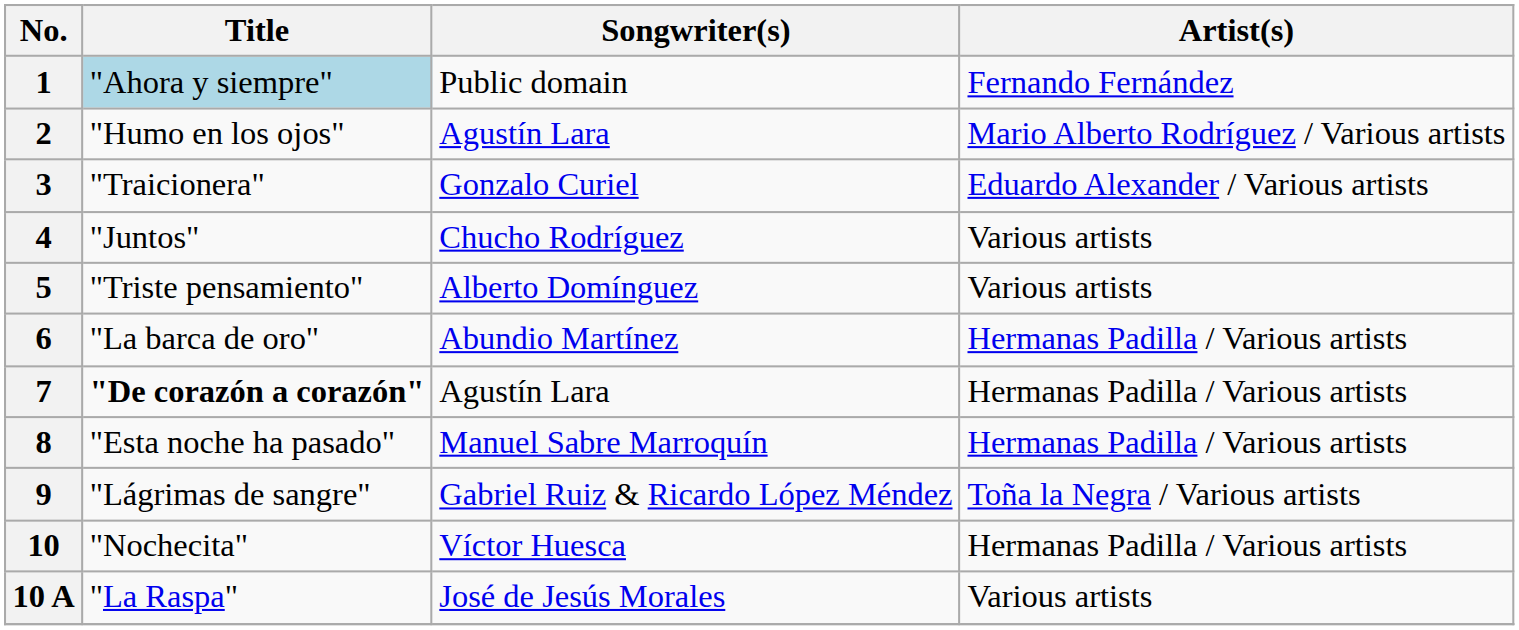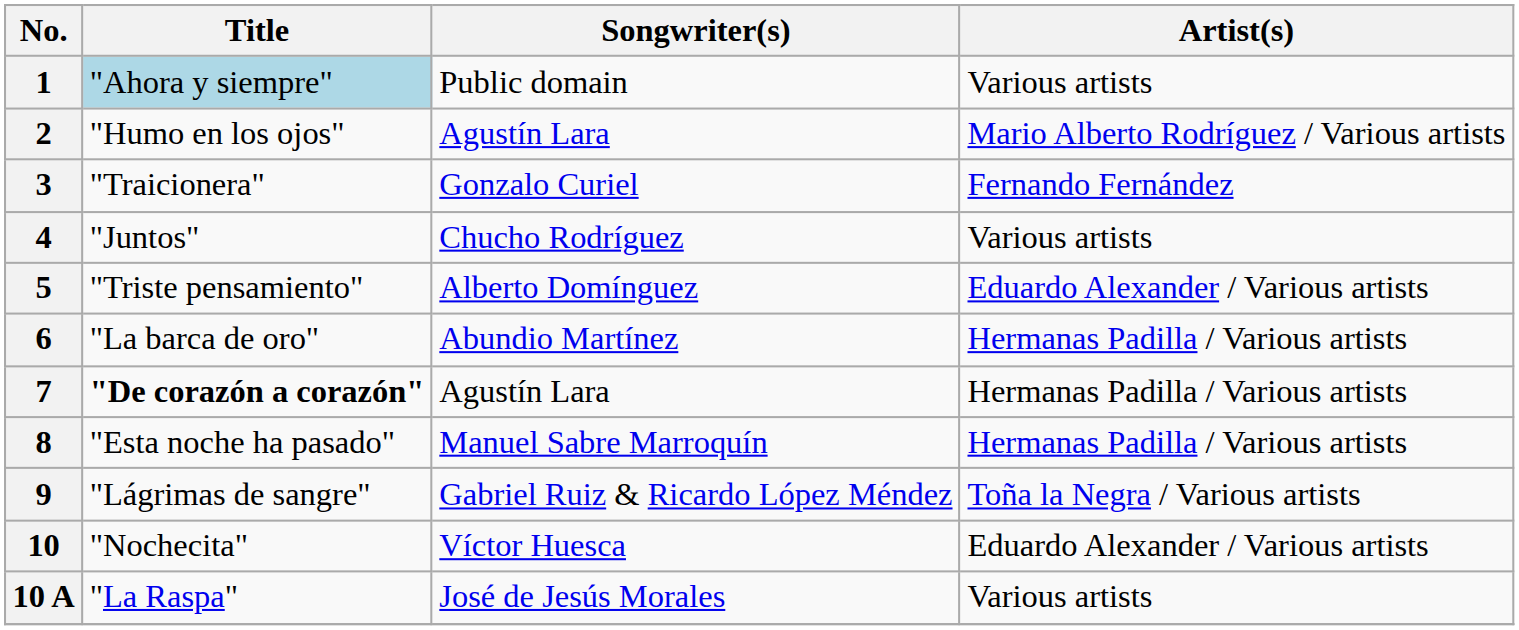(1101, 81) Fernando Fernández -> (1060, 81) Various artists
(1198, 184) Eduardo Alexander / Various artists -> (1101, 184) Fernando Fernández
(1060, 287) Various artists -> (1198, 287) Eduardo Alexander / Various artists
(1187, 545) Hermanas Padilla / Various artists -> (1198, 545) Eduardo Alexander / Various artists
